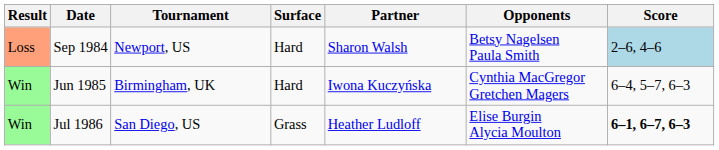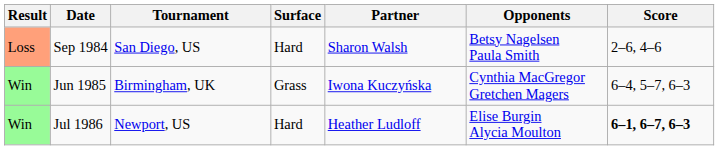(152, 46) Newport, US -> (157, 46) San Diego, US
(636, 46) lightblue background -> (636, 46) no background
(288, 85) Hard -> (290, 85) Grass
(157, 124) San Diego, US -> (152, 124) Newport, US
(290, 124) Grass -> (288, 124) Hard
